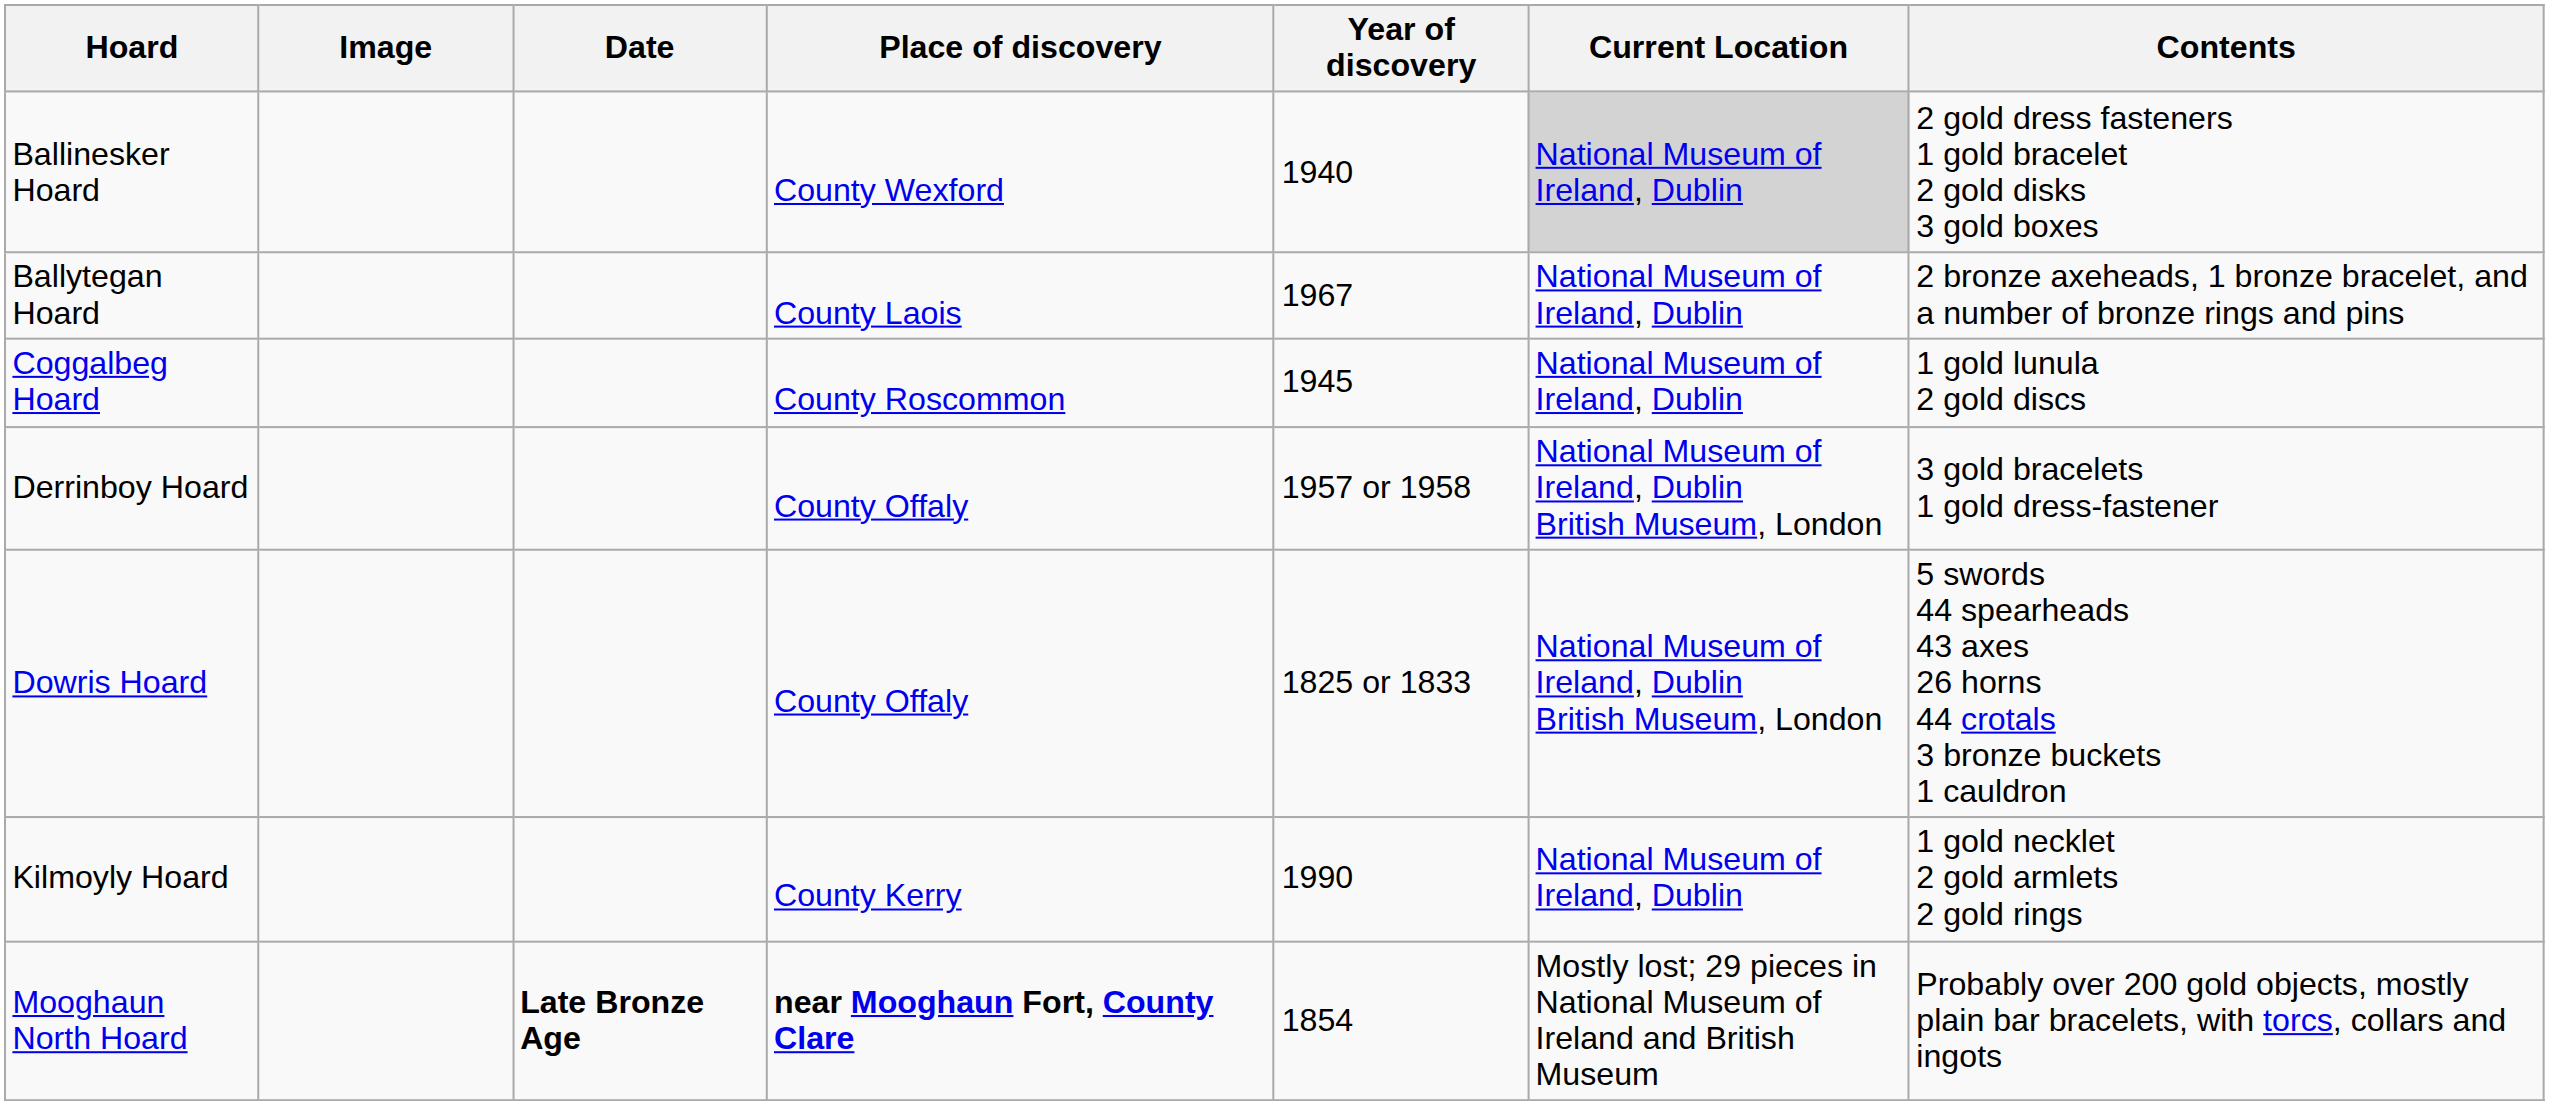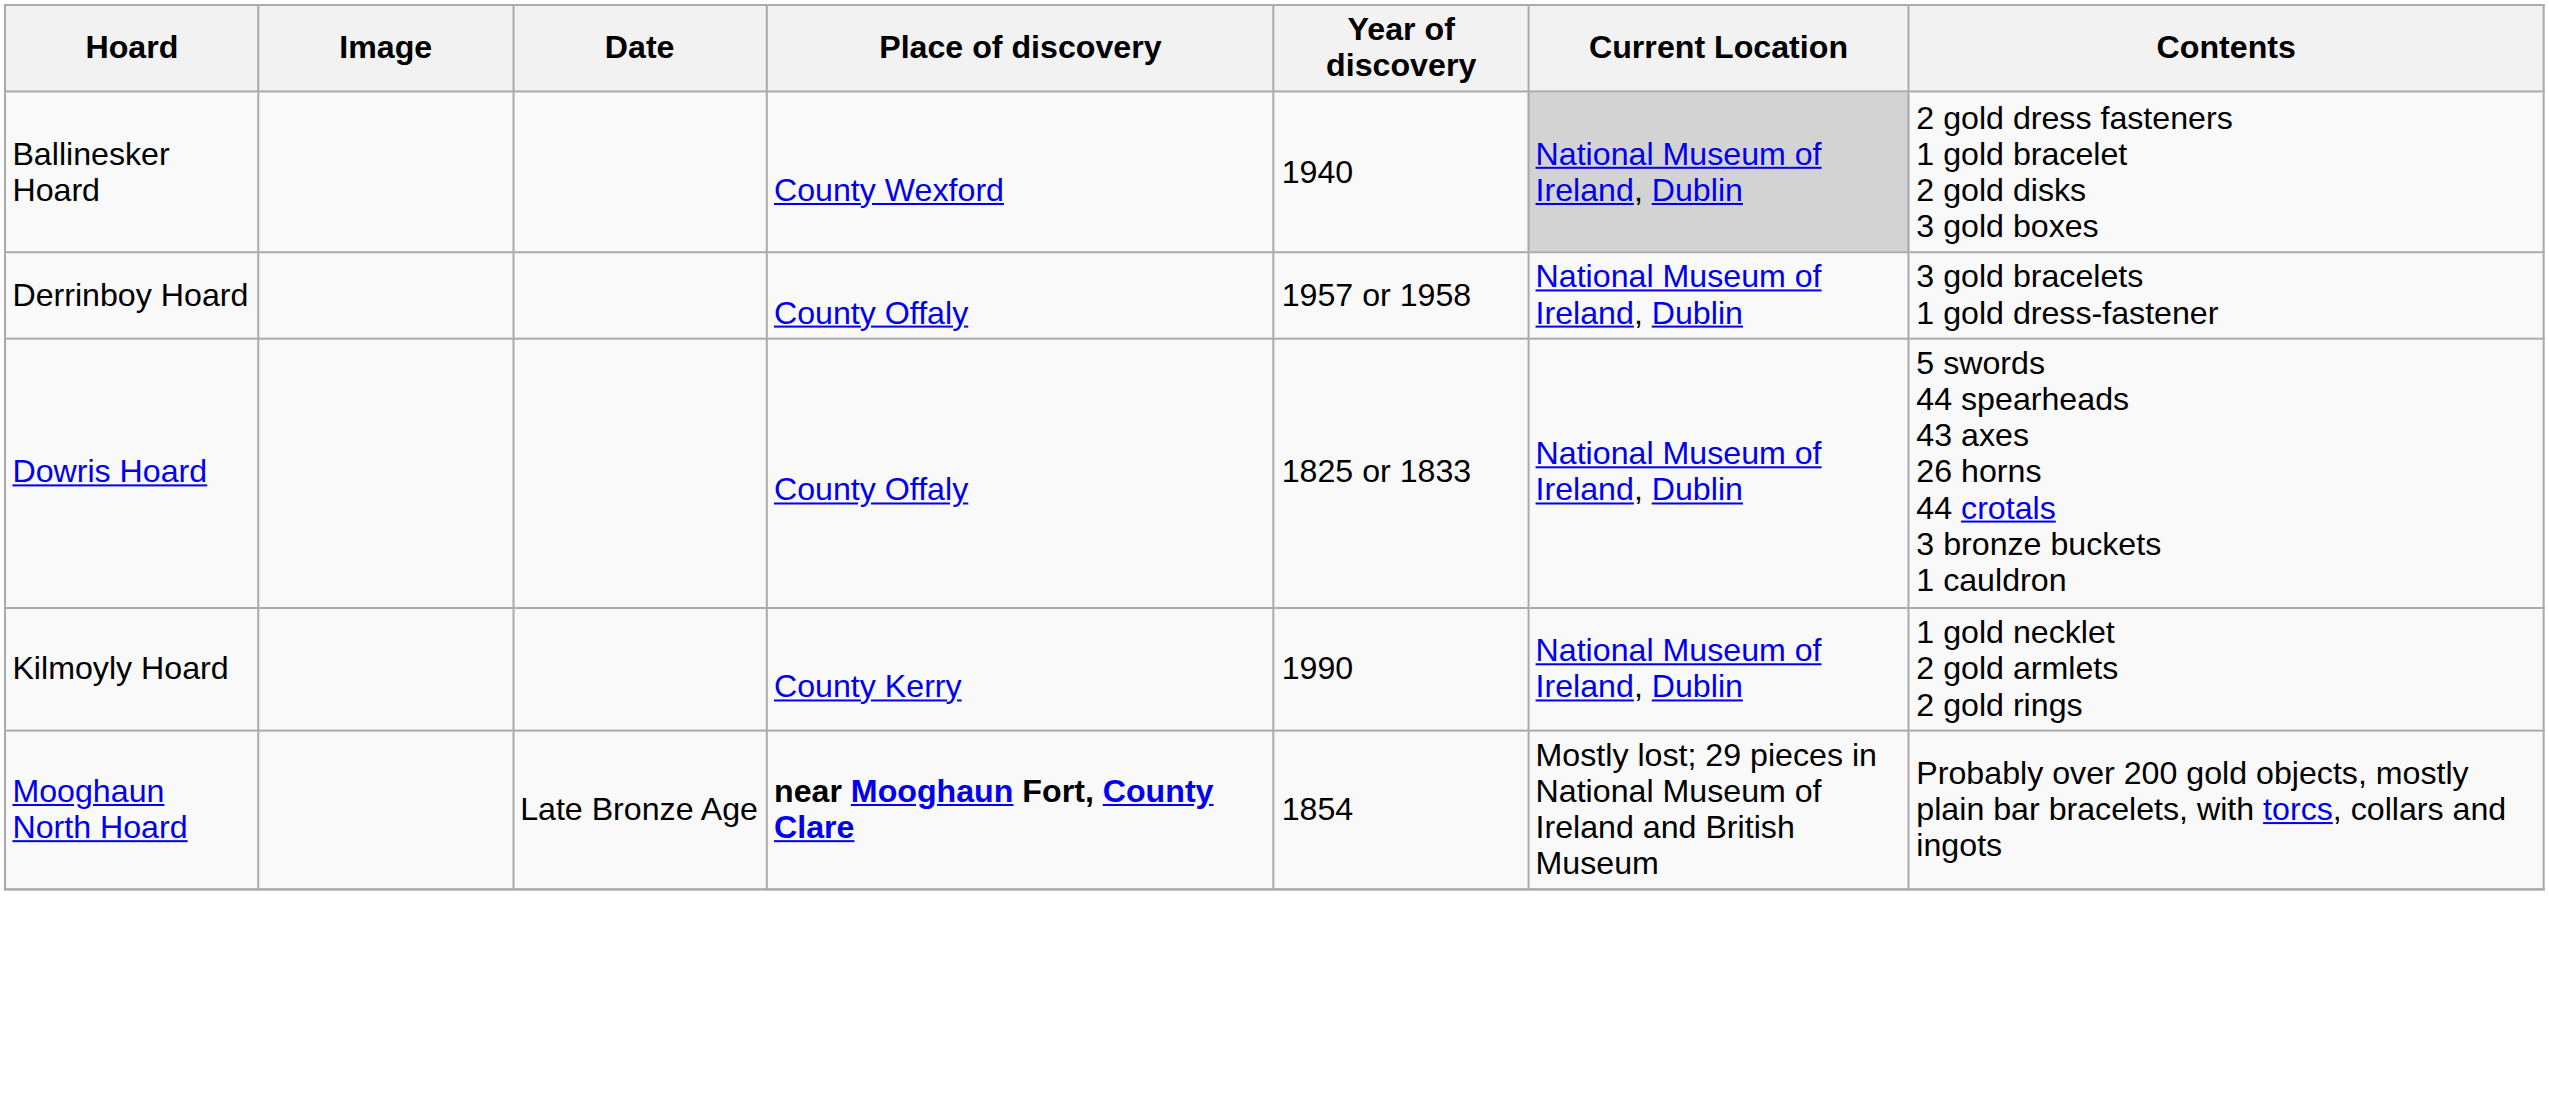- row: (88, 294)
- row: (90, 382)
(1709, 487) National Museum of Ireland, Dublin British Museum, London -> (1679, 294) National Museum of Ireland, Dublin
(1709, 683) National Museum of Ireland, Dublin British Museum, London -> (1679, 472) National Museum of Ireland, Dublin
(612, 1020) bold -> (639, 809) normal
